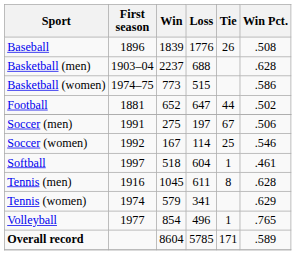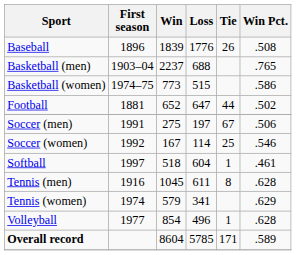(265, 66) .628 -> (265, 66) .765
(265, 220) .765 -> (265, 220) .628
